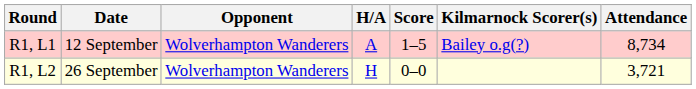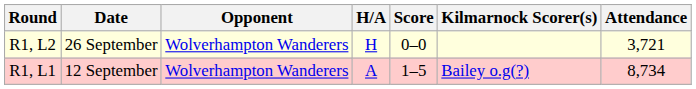rows swapped: (33, 44) <-> (33, 71)
